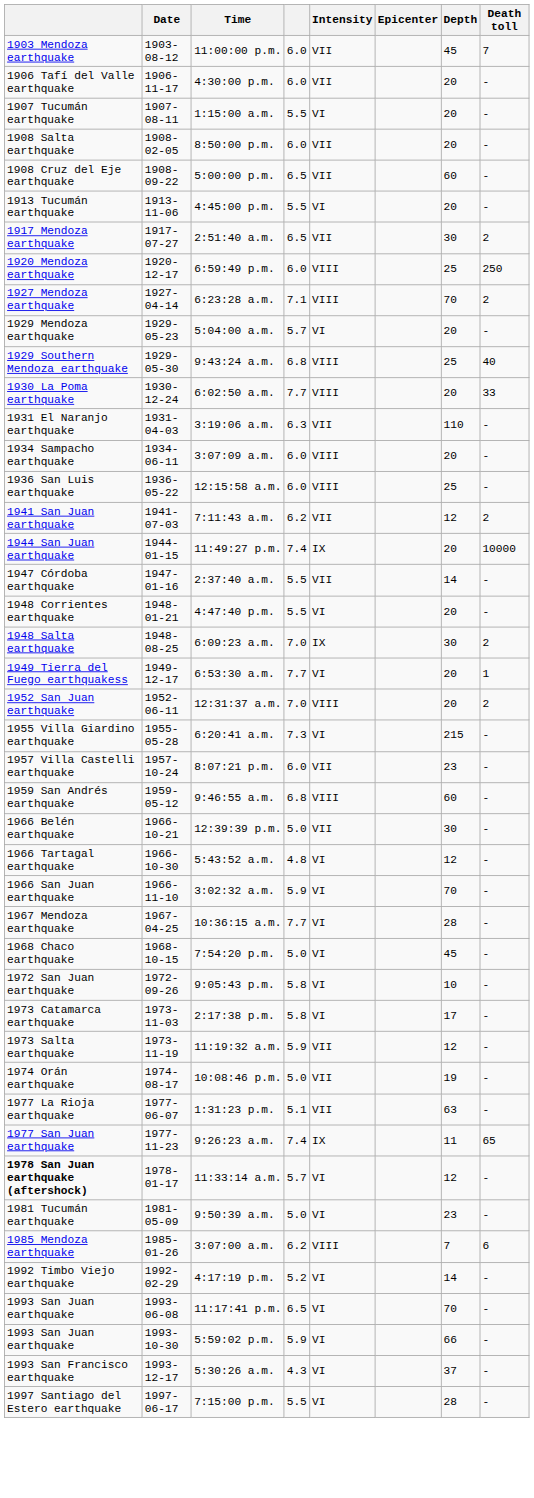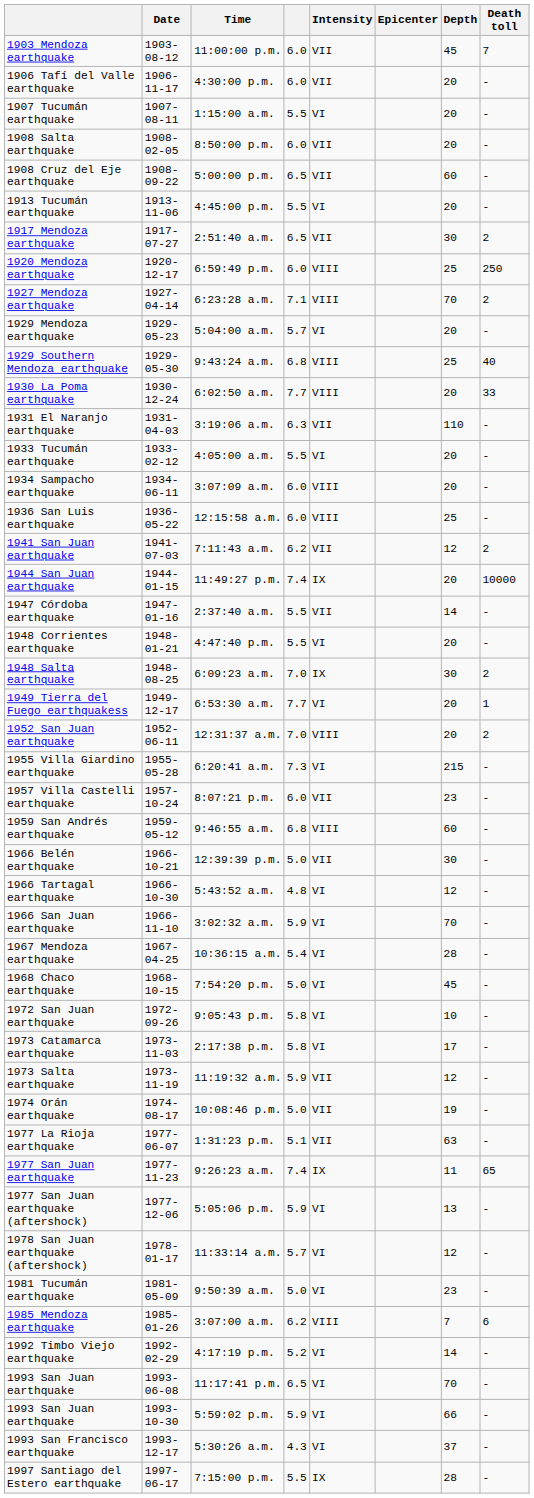+ row: (234, 456)
(297, 923) 7.7 -> (297, 954) 5.4
+ row: (234, 1209)
(51, 1178) bold -> (51, 1253) normal
(319, 1402) VI -> (319, 1477) IX
